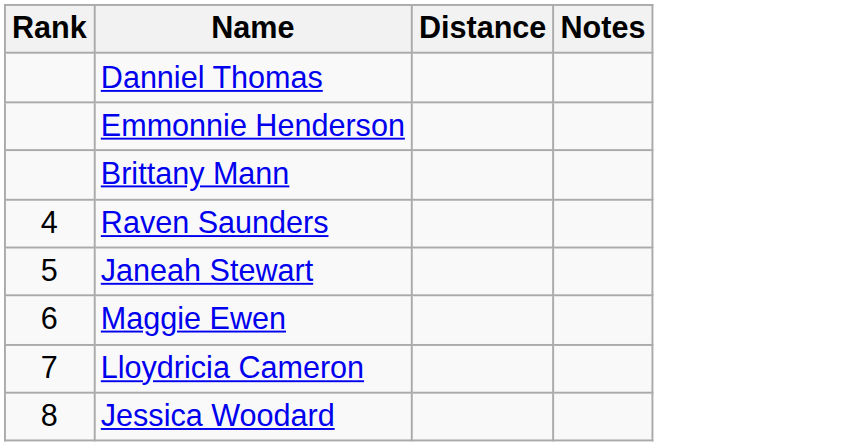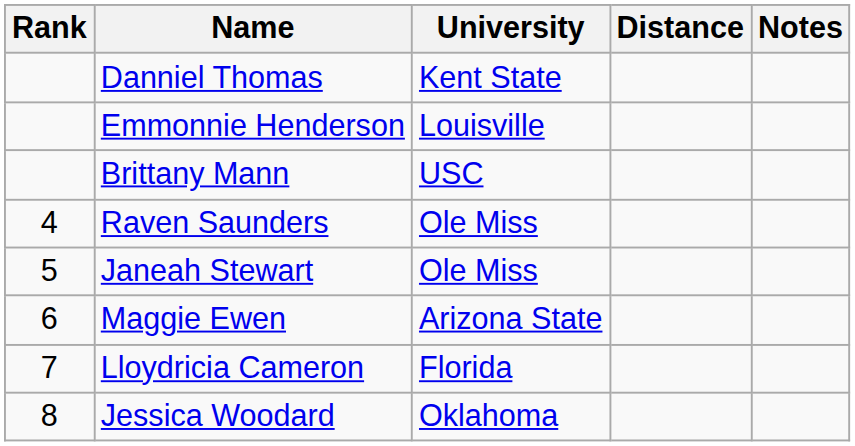+ column: (511, 28)
